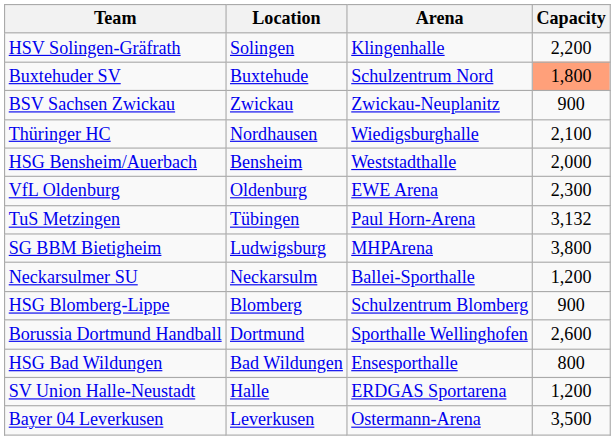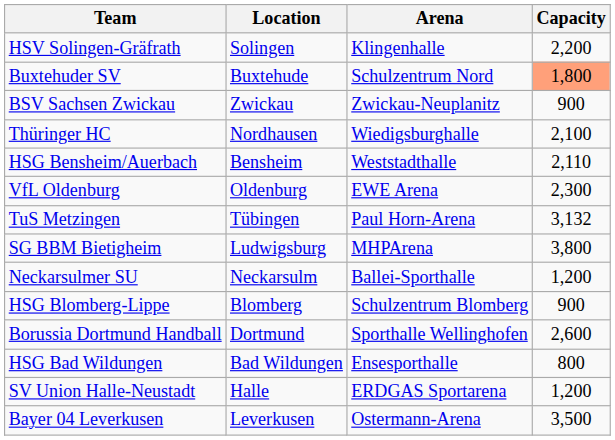(571, 162) 2,000 -> (571, 162) 2,110
